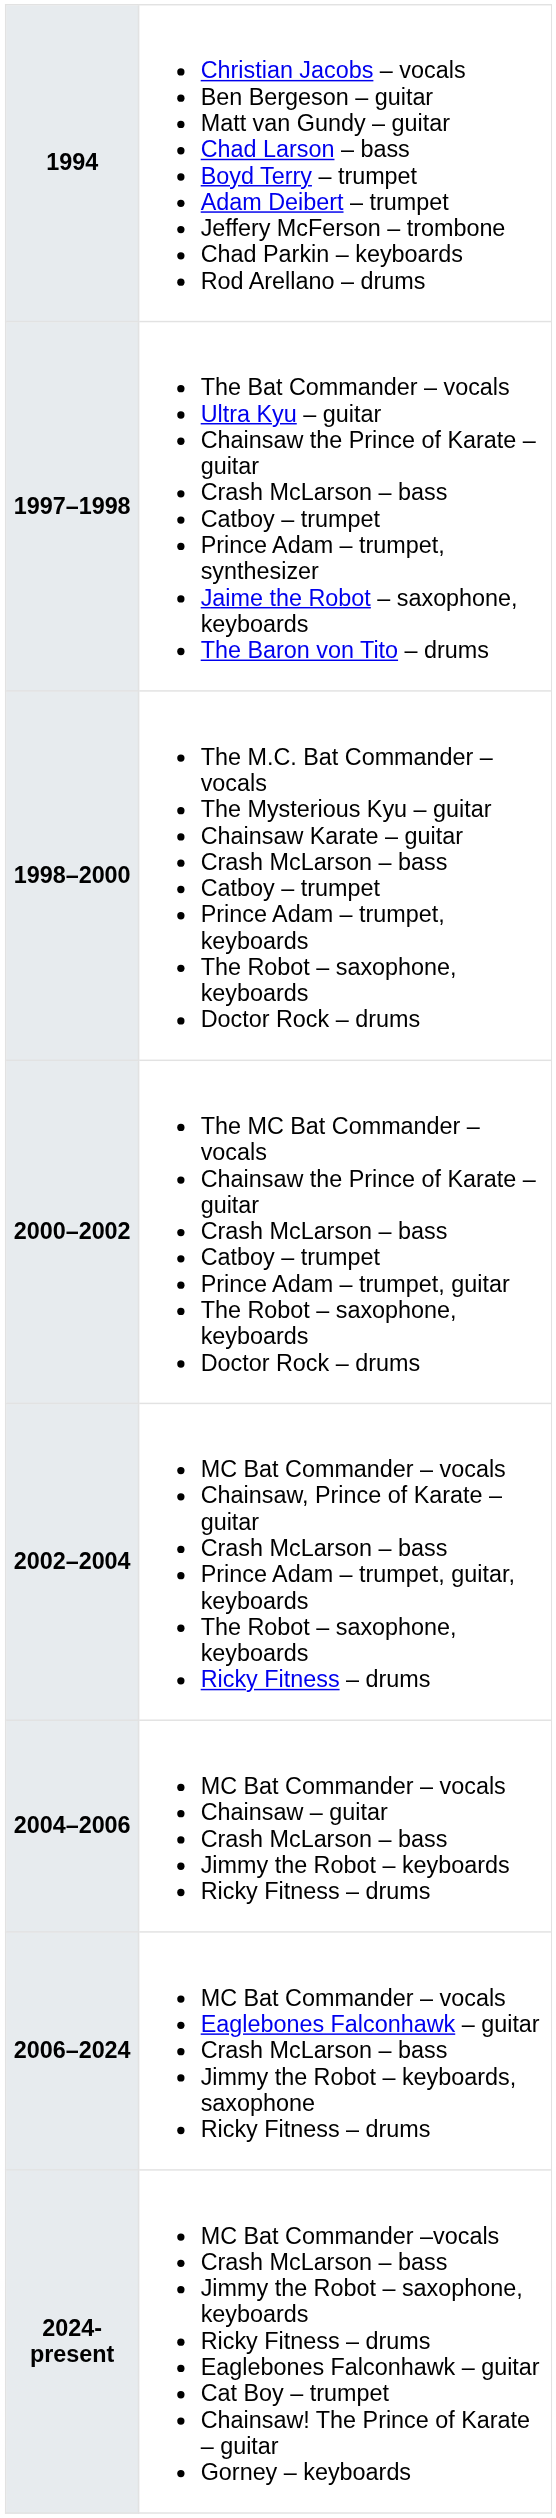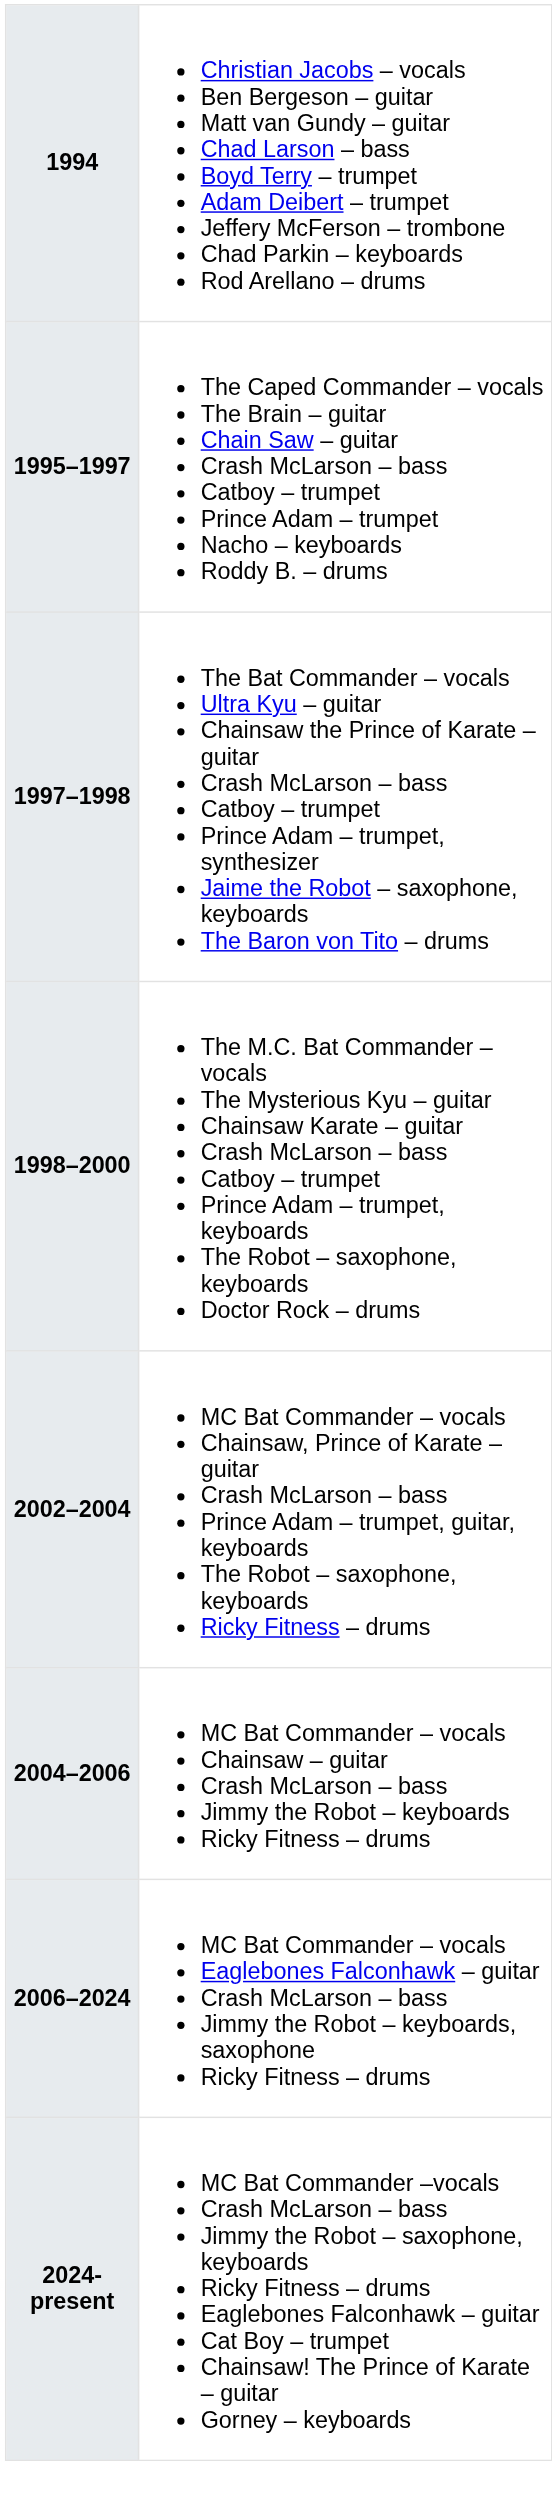+ row: (72, 466)
- row: (72, 1231)
